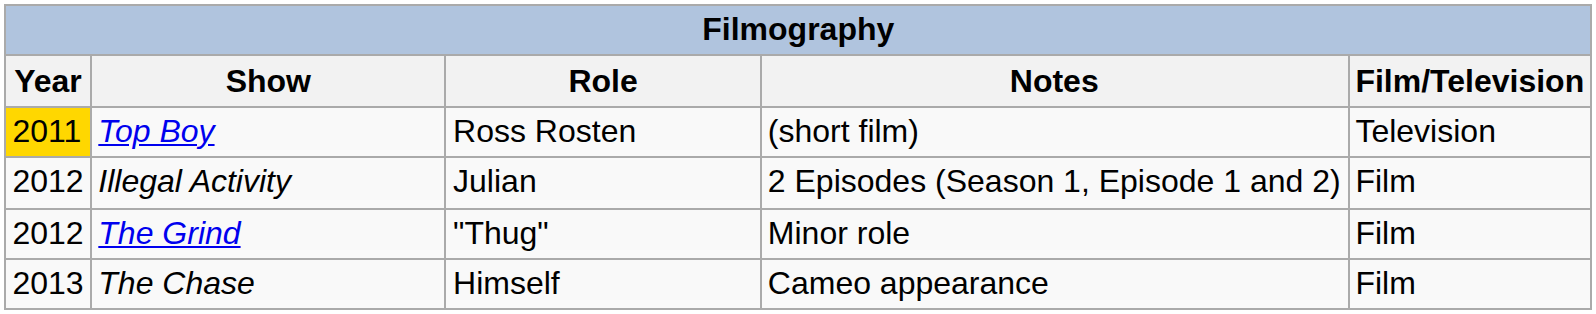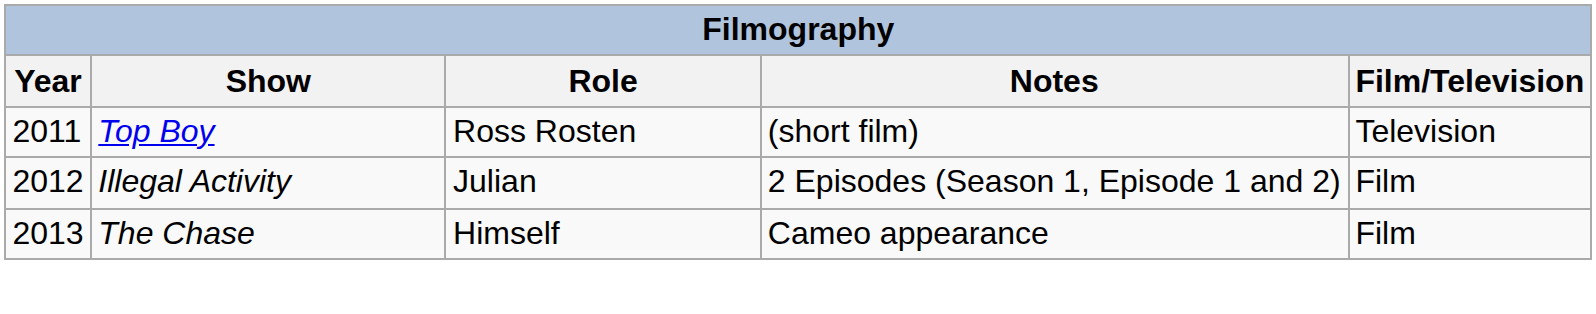(47, 131) gold background -> (47, 131) no background
- row: (169, 232)
